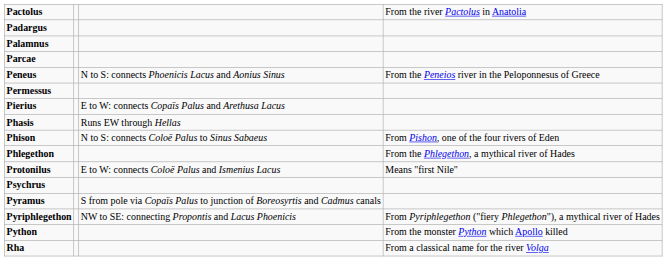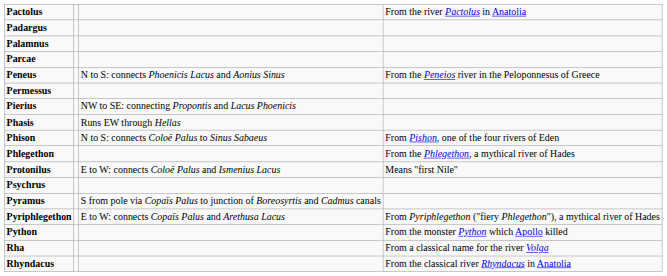(183, 106) E to W: connects Copaïs Palus and Arethusa Lacus -> (188, 106) NW to SE: connecting Propontis and Lacus Phoenicis
(188, 216) NW to SE: connecting Propontis and Lacus Phoenicis -> (183, 216) E to W: connects Copaïs Palus and Arethusa Lacus
+ row: (30, 264)
